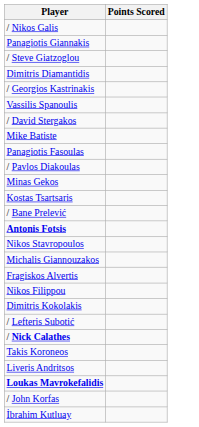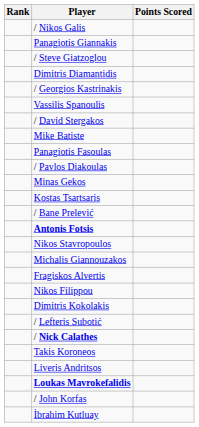+ column: (18, 12)
